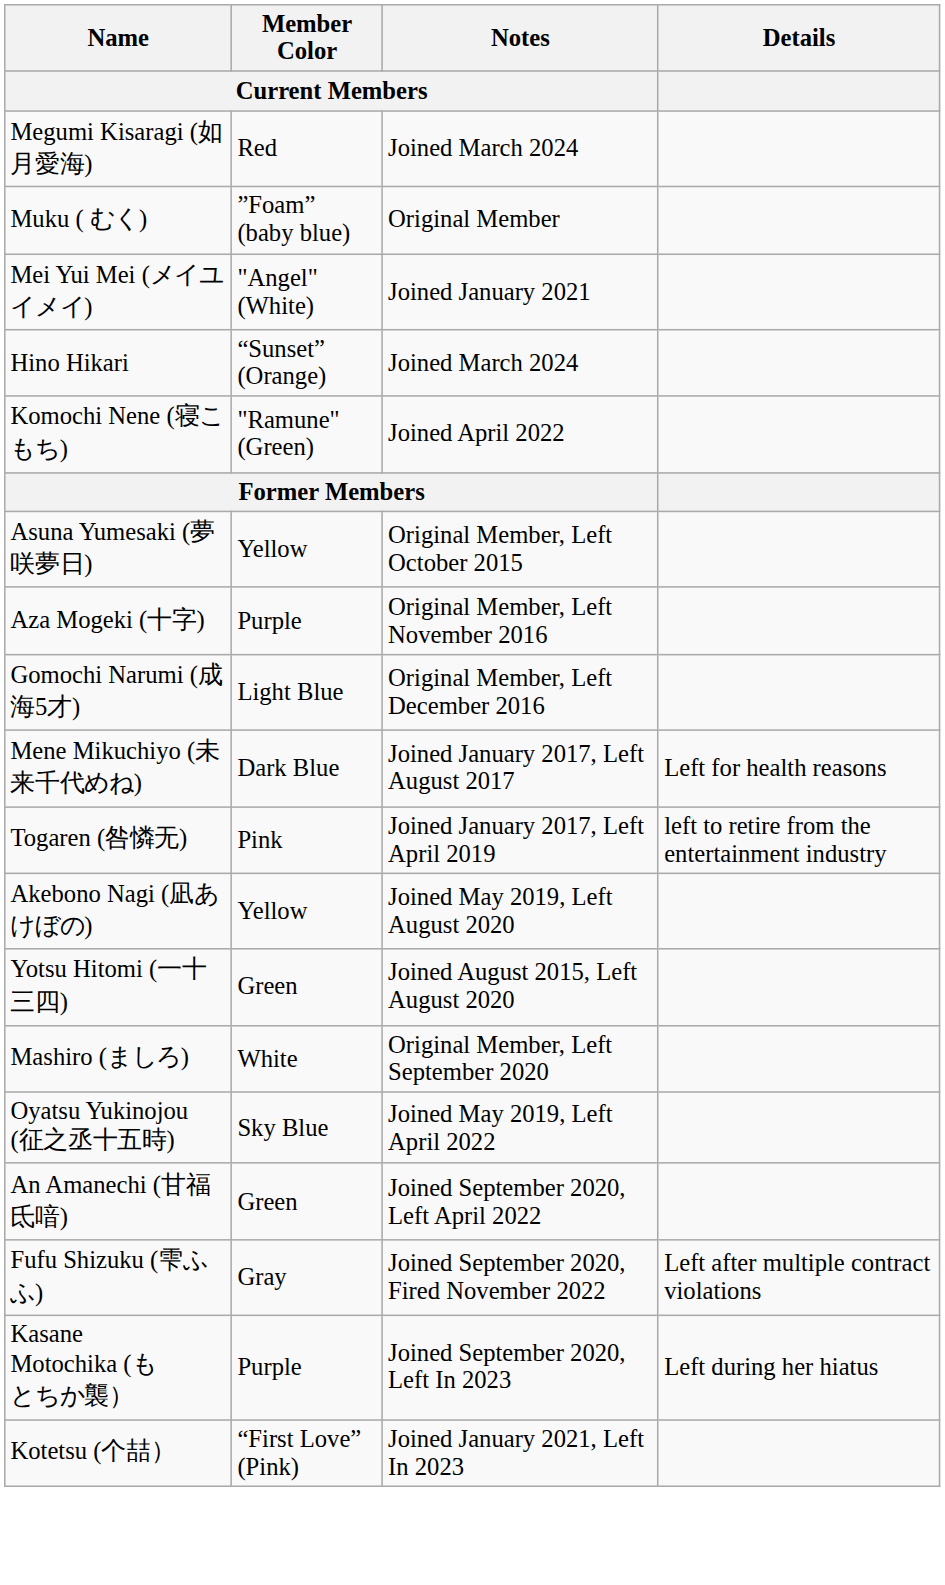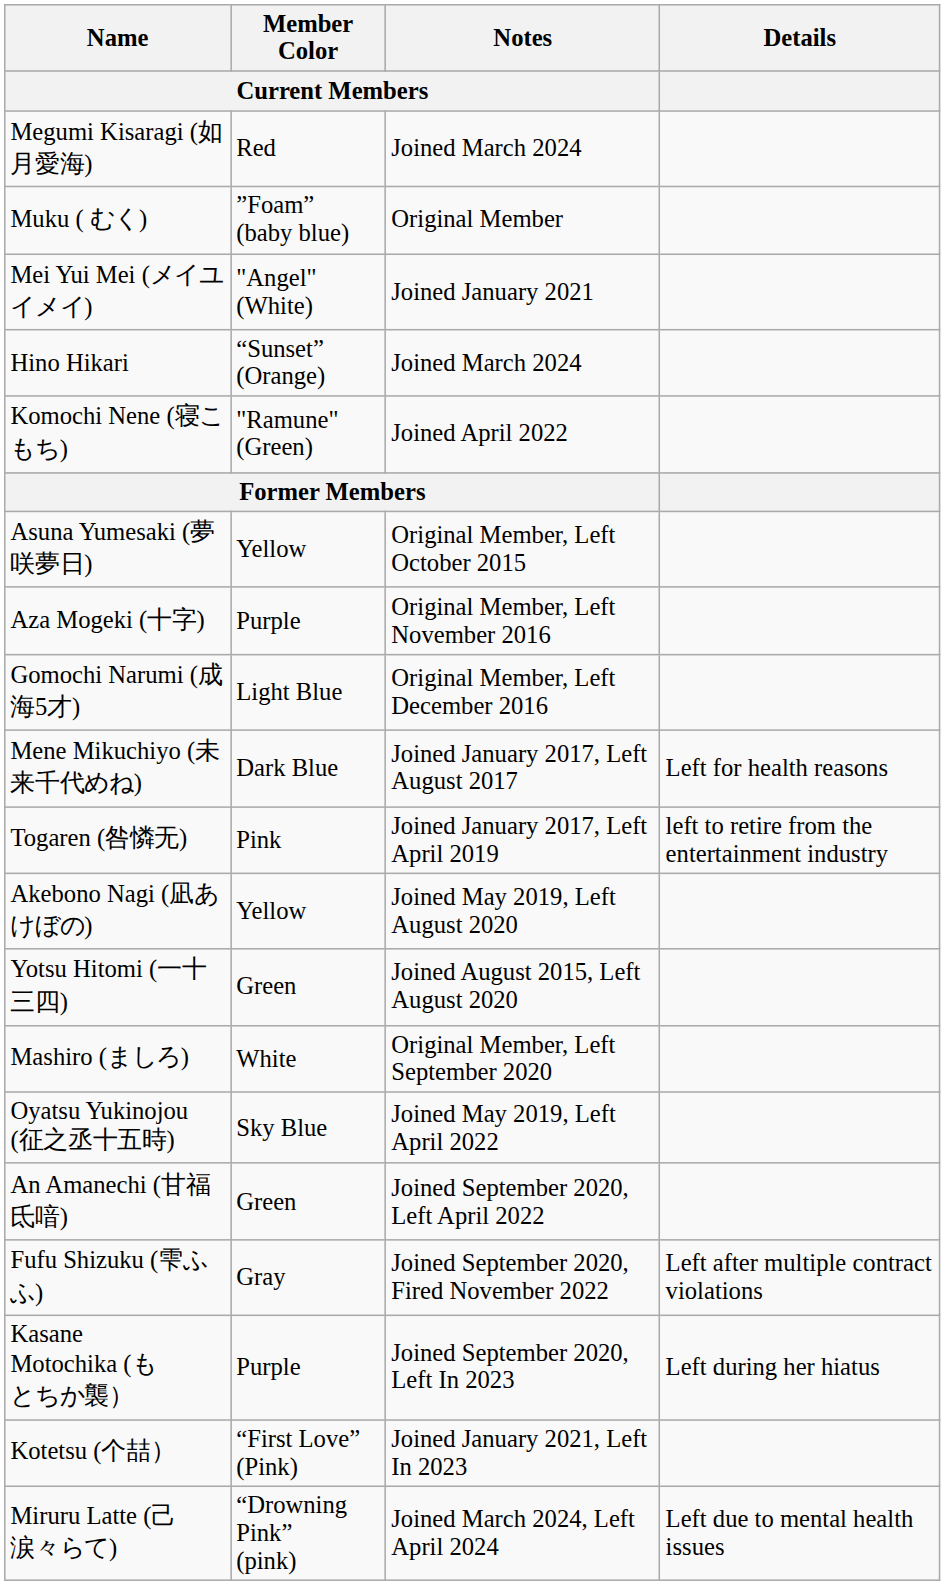+ row: (93, 1532)
